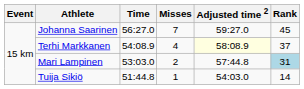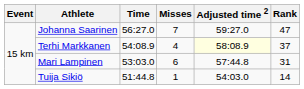(285, 31) 45 -> (285, 31) 47
(175, 61) 2 -> (175, 61) 6
(285, 61) lightblue background -> (285, 61) no background
